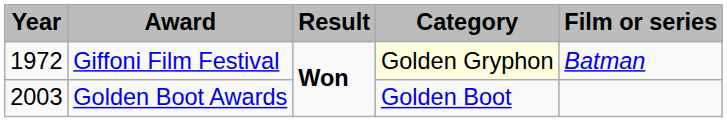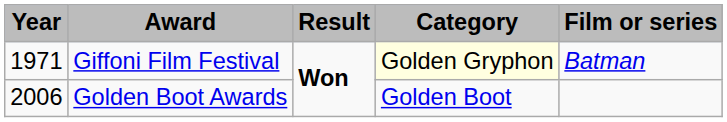(36, 60) 1972 -> (36, 60) 1971
(36, 97) 2003 -> (36, 97) 2006
